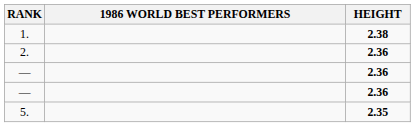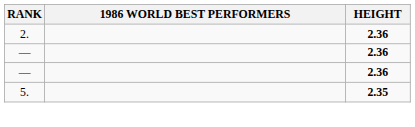- row: (25, 34)
